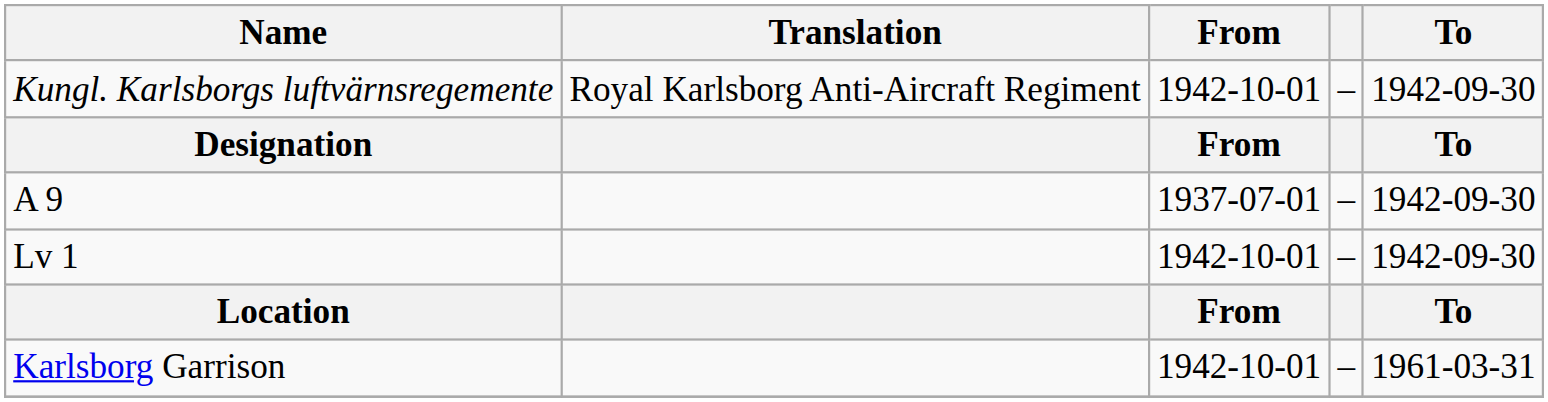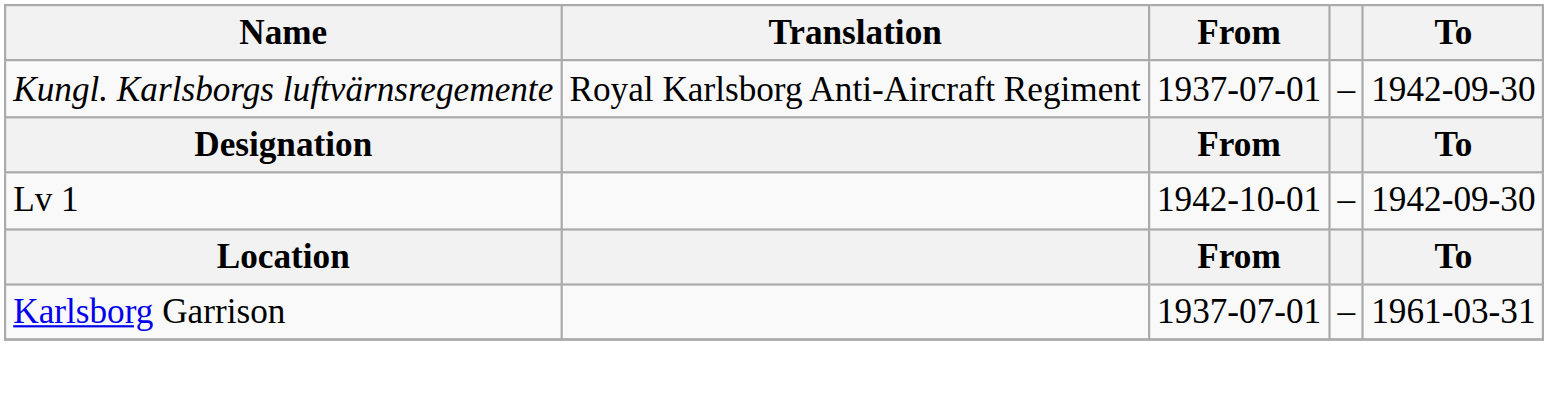(1239, 88) 1942-10-01 -> (1239, 88) 1937-07-01
- row: (38, 199)
(1239, 367) 1942-10-01 -> (1239, 311) 1937-07-01
